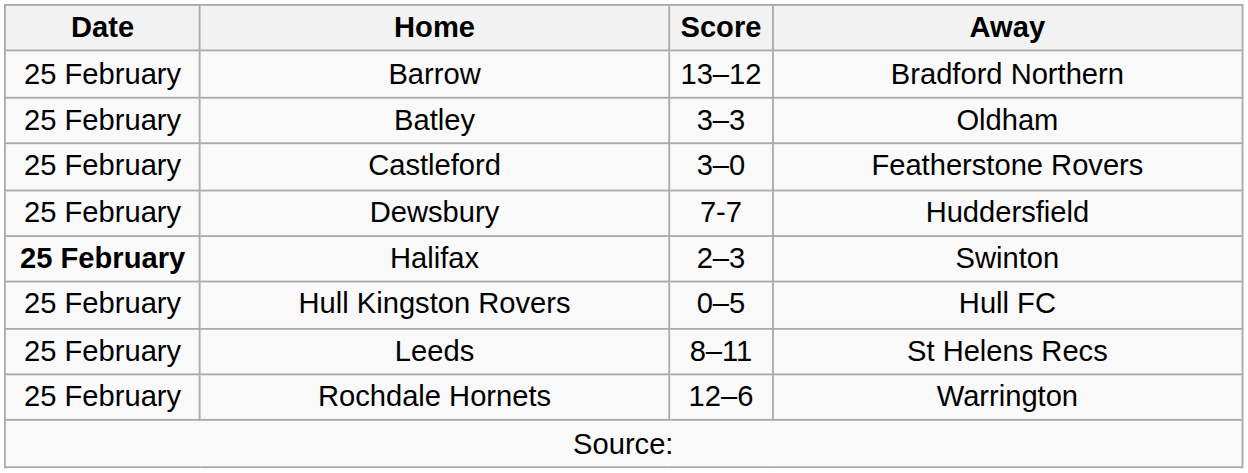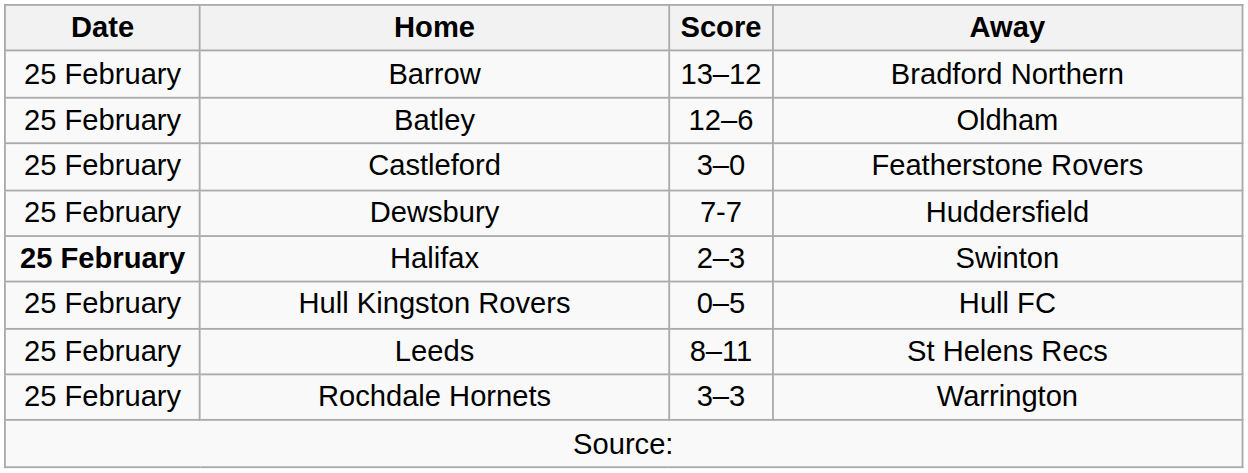(721, 119) 3–3 -> (721, 119) 12–6
(721, 397) 12–6 -> (721, 397) 3–3
